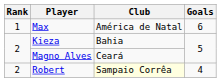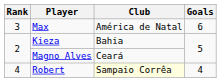(17, 26) 1 -> (17, 26) 3
(17, 70) 2 -> (17, 70) 4
